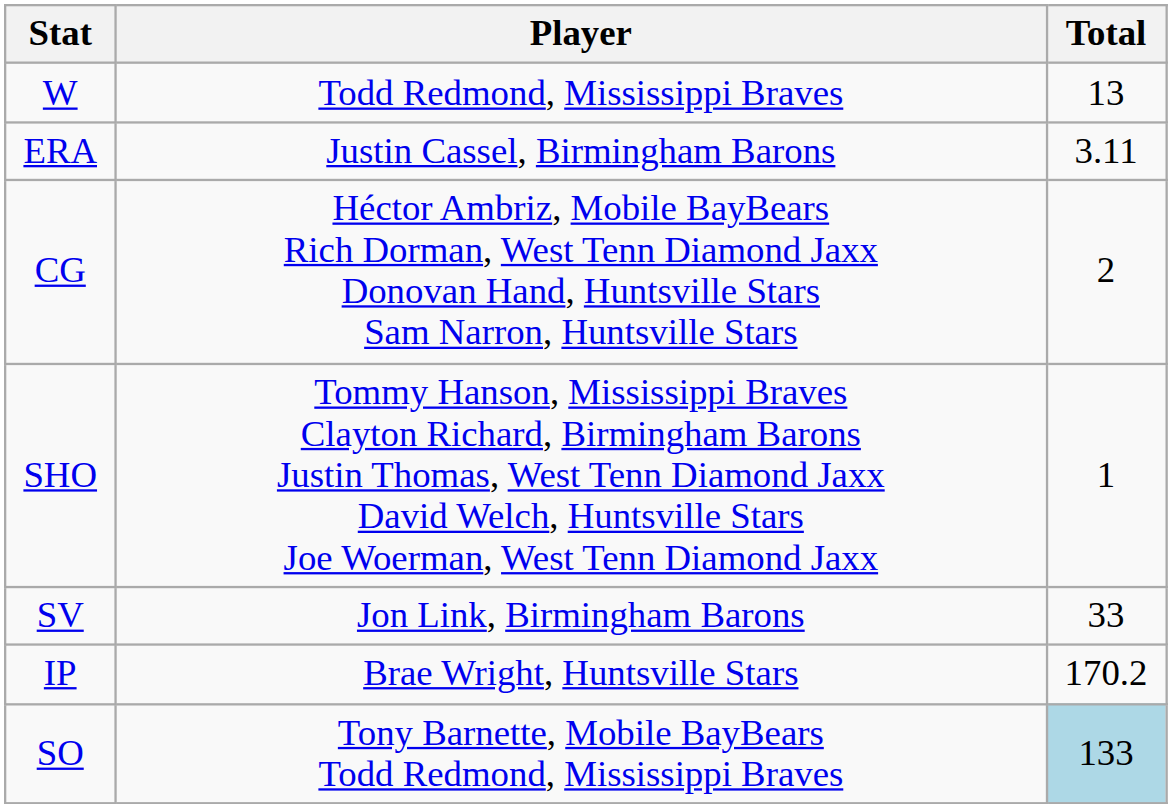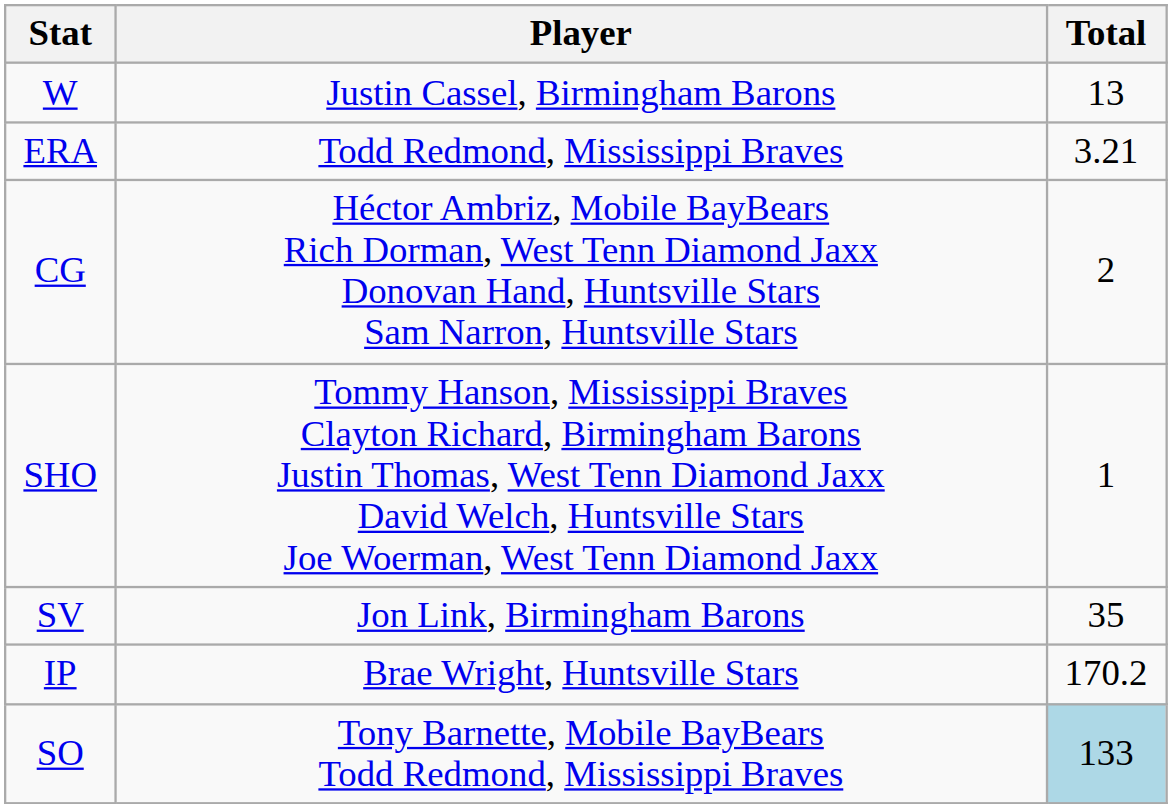(581, 92) Todd Redmond, Mississippi Braves -> (581, 92) Justin Cassel, Birmingham Barons
(581, 150) Justin Cassel, Birmingham Barons -> (581, 150) Todd Redmond, Mississippi Braves
(1106, 150) 3.11 -> (1106, 150) 3.21
(1106, 615) 33 -> (1106, 615) 35
